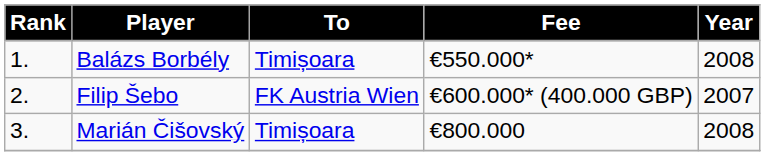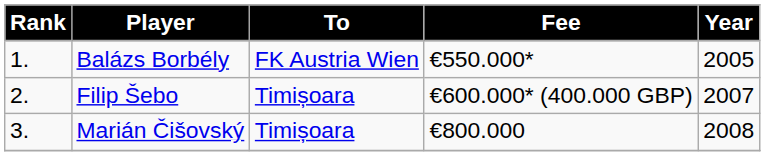(305, 58) Timișoara -> (337, 58) FK Austria Wien
(729, 58) 2008 -> (729, 58) 2005
(337, 95) FK Austria Wien -> (305, 95) Timișoara
